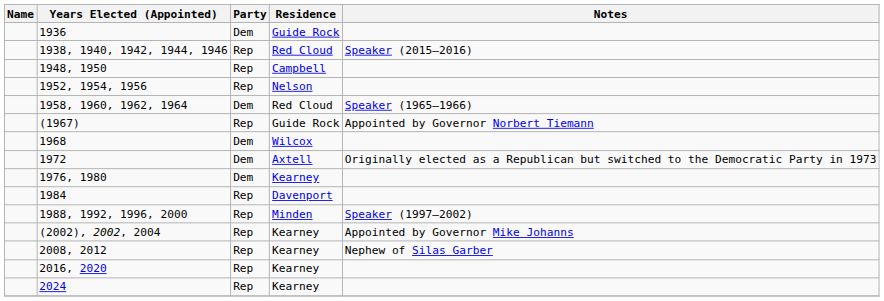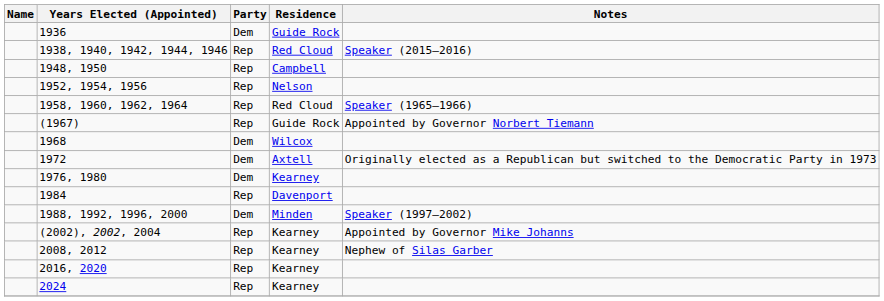(243, 105) Dem -> (243, 105) Rep
(243, 214) Rep -> (243, 214) Dem
